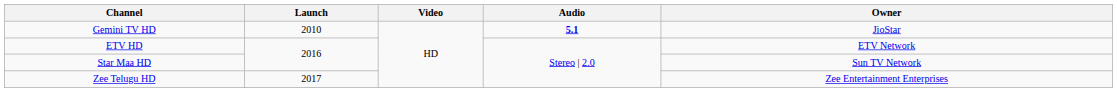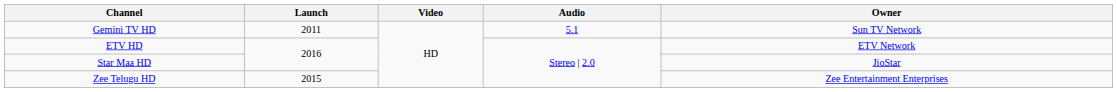(311, 29) 2010 -> (311, 29) 2011
(572, 29) bold -> (572, 29) normal
(887, 29) JioStar -> (887, 29) Sun TV Network
(887, 63) Sun TV Network -> (887, 63) JioStar
(311, 79) 2017 -> (311, 79) 2015
